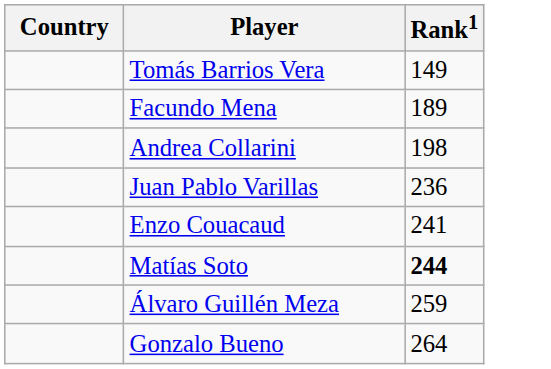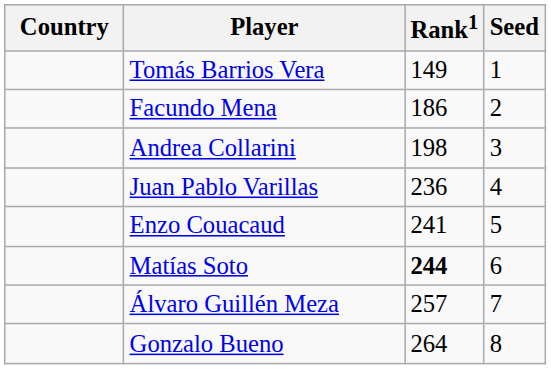+ column: (514, 27)
(429, 108) 189 -> (429, 108) 186
(429, 304) 259 -> (429, 304) 257
